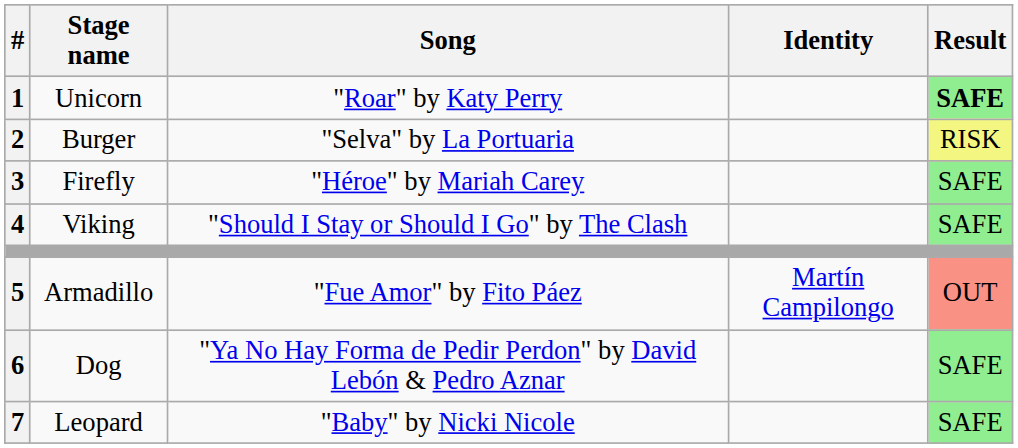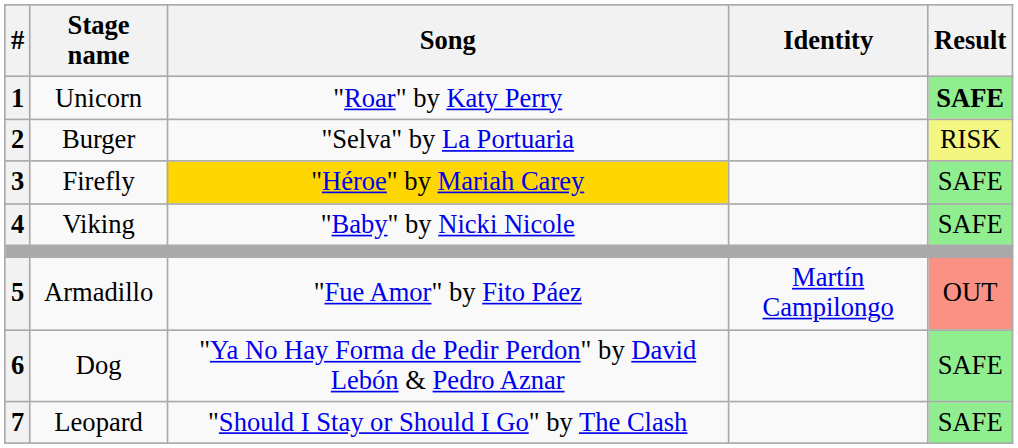(448, 181) no background -> (448, 181) gold background
(448, 223) "Should I Stay or Should I Go" by The Clash -> (448, 223) "Baby" by Nicki Nicole
(448, 422) "Baby" by Nicki Nicole -> (448, 422) "Should I Stay or Should I Go" by The Clash
